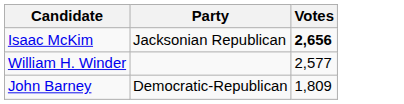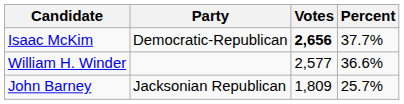+ column: (368, 16)
(209, 39) Jacksonian Republican -> (210, 39) Democratic-Republican
(210, 87) Democratic-Republican -> (209, 87) Jacksonian Republican
